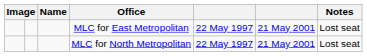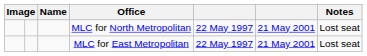rows swapped: (131, 43) <-> (131, 28)
